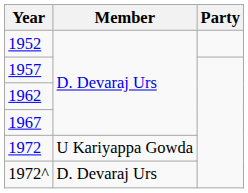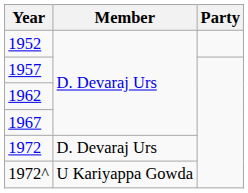(125, 148) U Kariyappa Gowda -> (107, 148) D. Devaraj Urs
(107, 174) D. Devaraj Urs -> (125, 174) U Kariyappa Gowda
